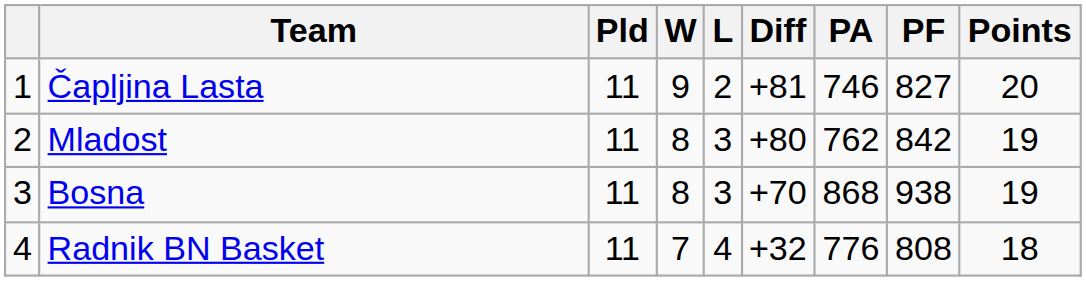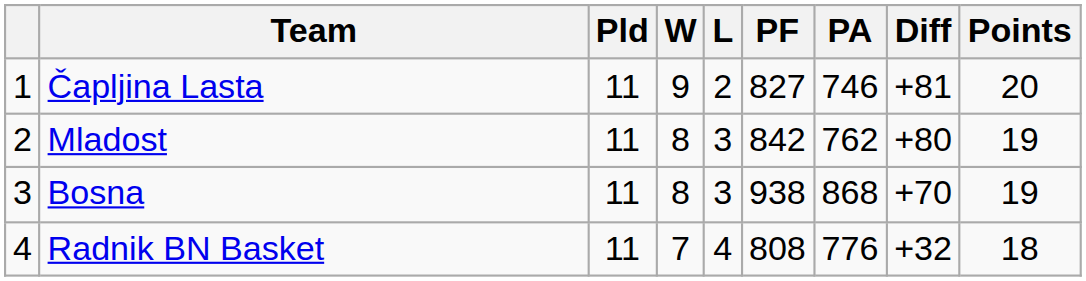columns swapped: (924, 31) <-> (778, 31)
